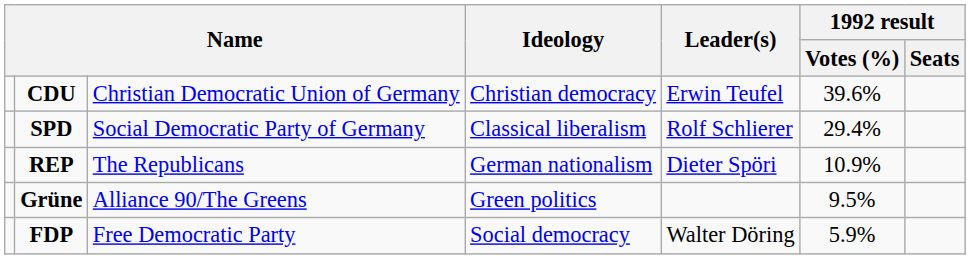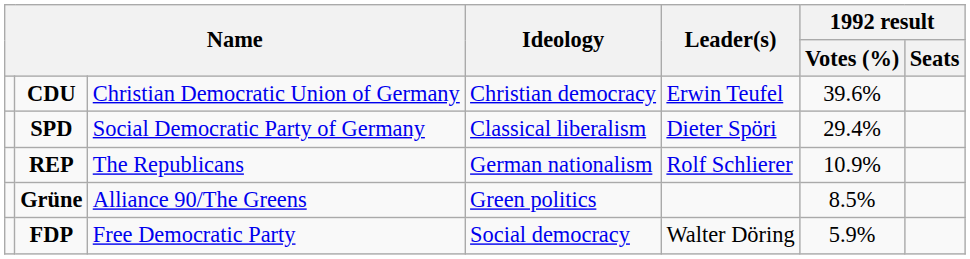(730, 128) Rolf Schlierer -> (721, 128) Dieter Spöri
(721, 164) Dieter Spöri -> (730, 164) Rolf Schlierer
(852, 199) 9.5% -> (852, 199) 8.5%
